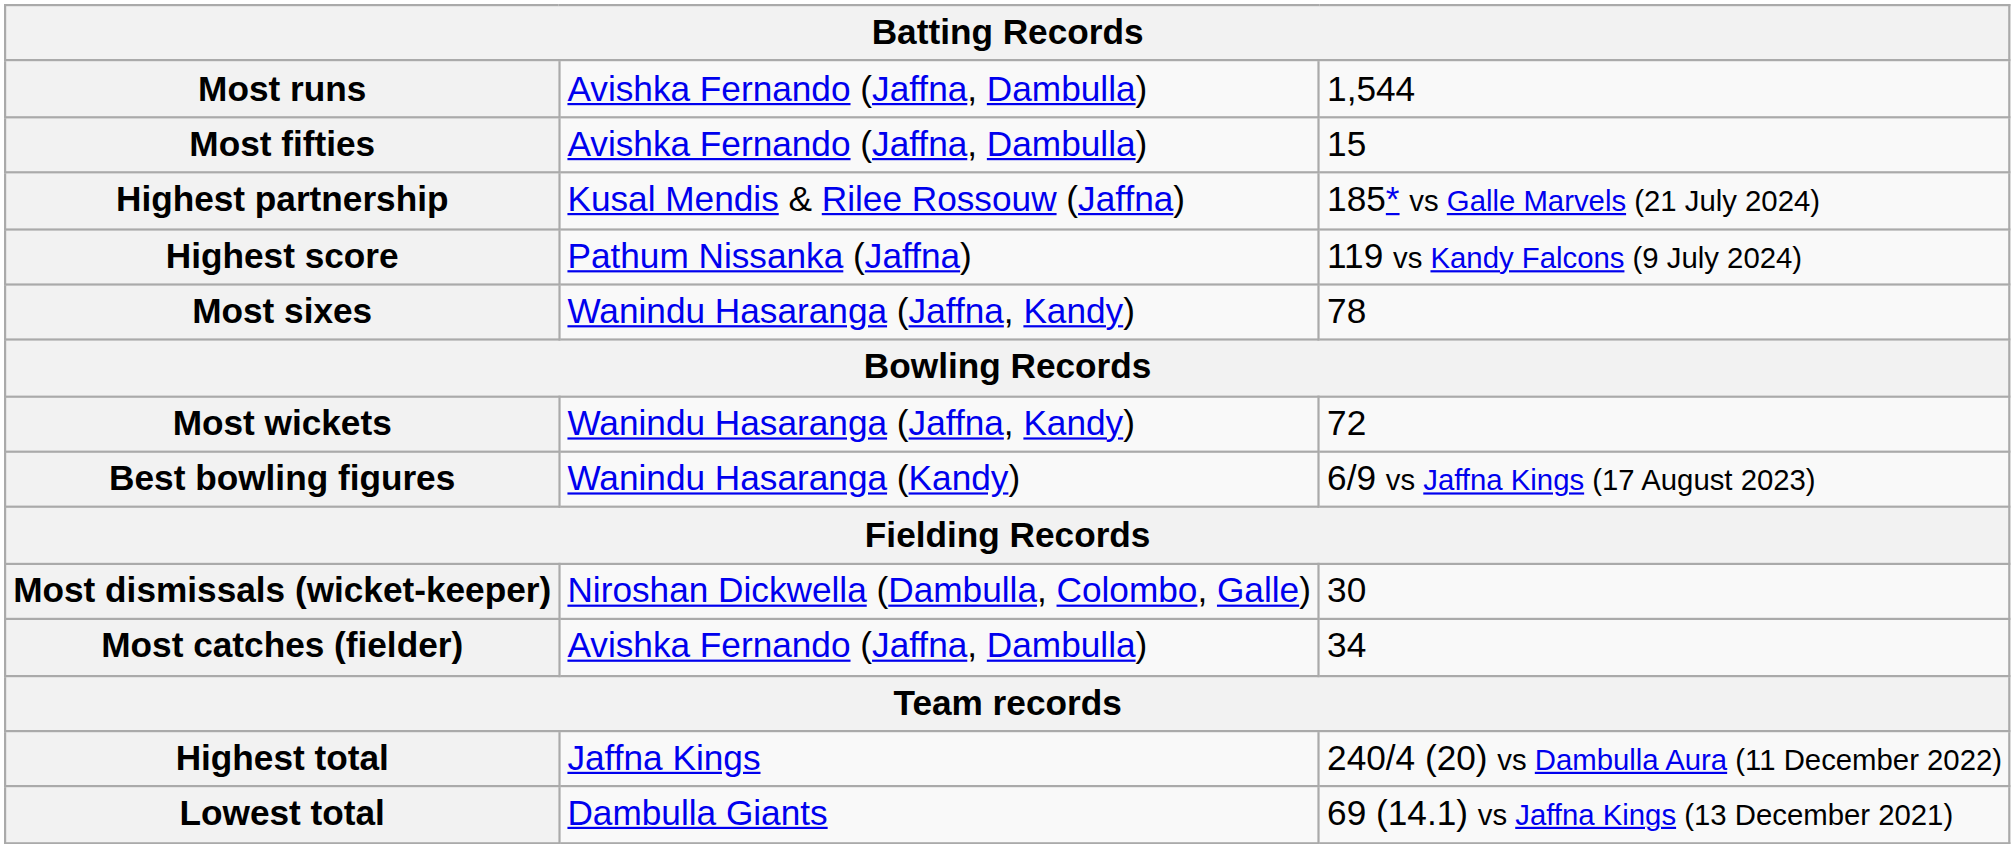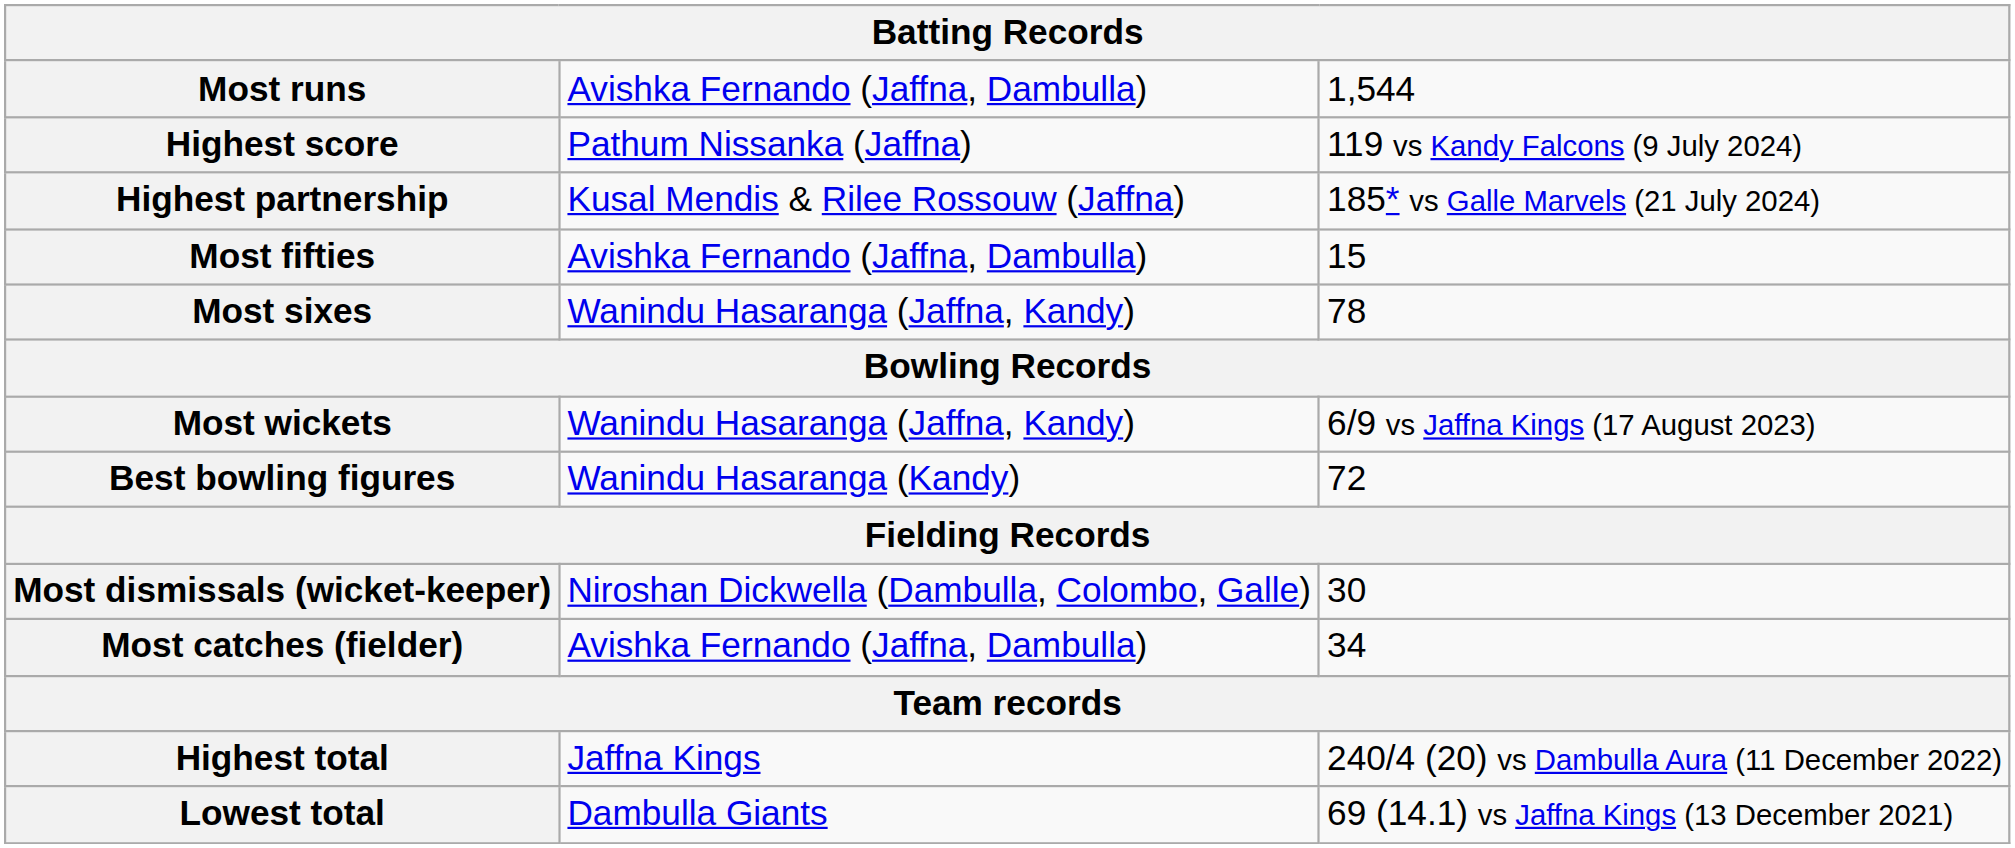rows swapped: (282, 255) <-> (282, 144)
(1347, 423) 72 -> (1571, 423) 6/9 vs Jaffna Kings (17 August 2023)
(1571, 479) 6/9 vs Jaffna Kings (17 August 2023) -> (1347, 479) 72
